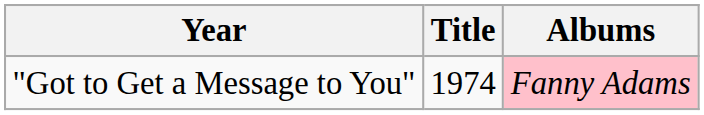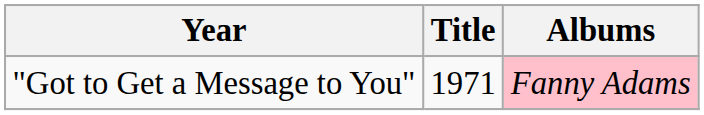(463, 82) 1974 -> (463, 82) 1971
